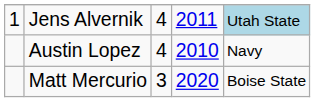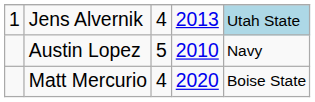(197, 19) 2011 -> (197, 19) 2013
(161, 50) 4 -> (161, 50) 5
(161, 81) 3 -> (161, 81) 4
